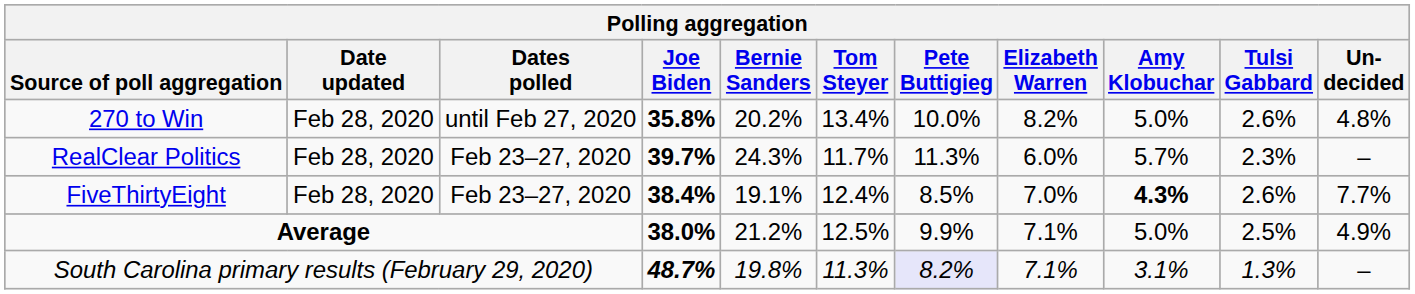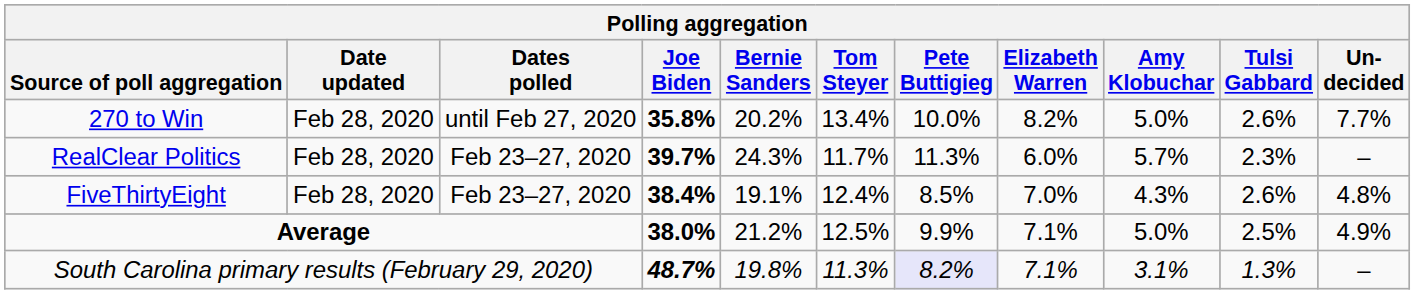(1364, 119) 4.8% -> (1364, 119) 7.7%
(1161, 195) bold -> (1161, 195) normal
(1364, 195) 7.7% -> (1364, 195) 4.8%
